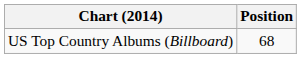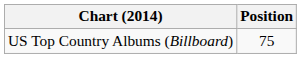(267, 41) 68 -> (267, 41) 75
